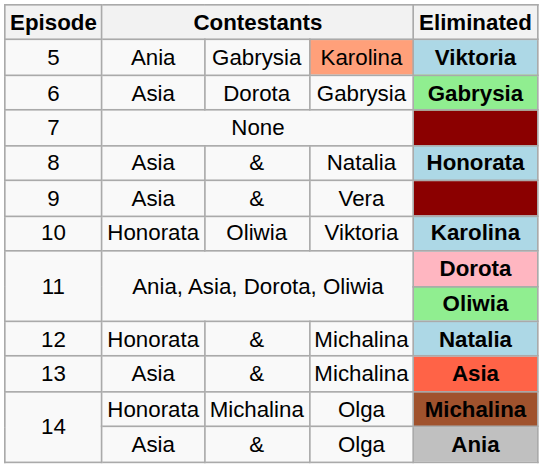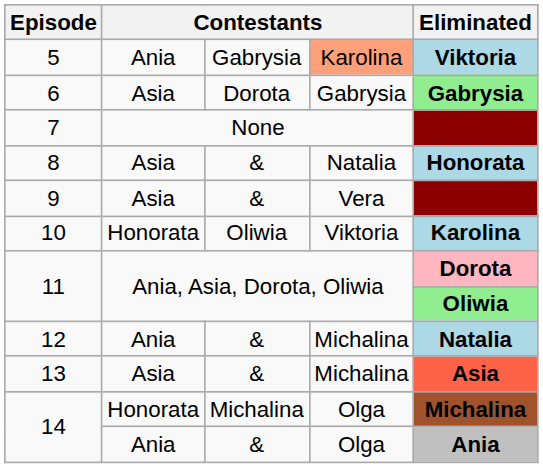(153, 338) Honorata -> (153, 338) Ania
(153, 444) Asia -> (153, 444) Ania
